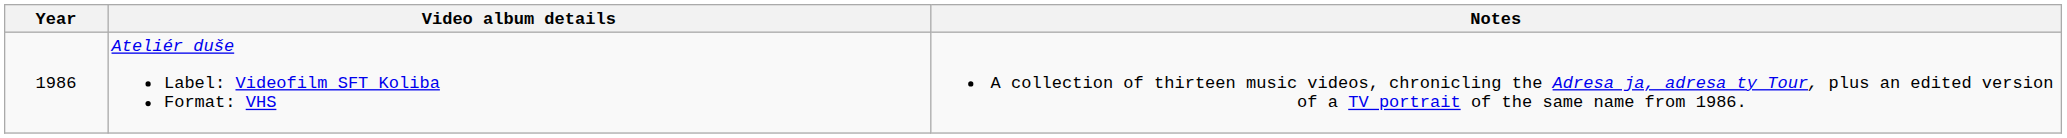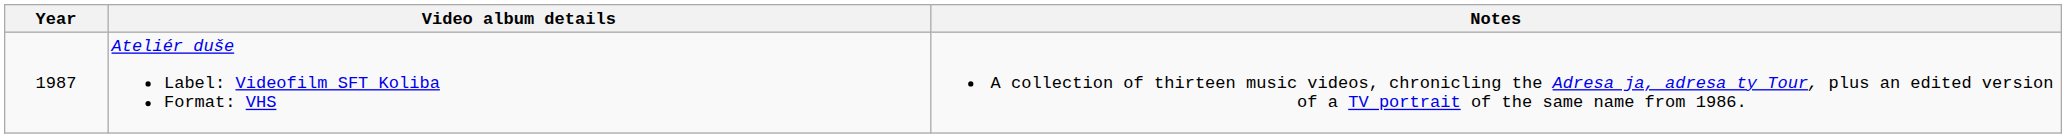(56, 83) 1986 -> (56, 83) 1987
